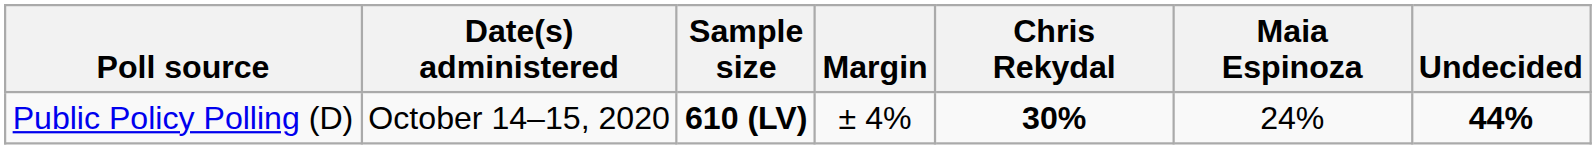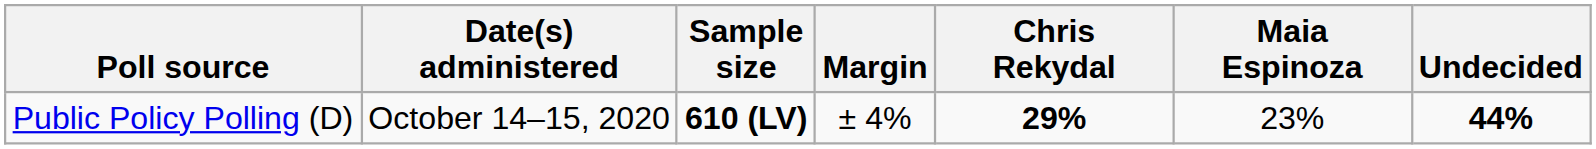(1054, 117) 30% -> (1054, 117) 29%
(1292, 117) 24% -> (1292, 117) 23%
